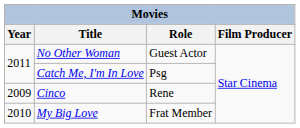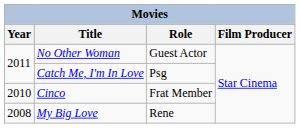(19, 93) 2009 -> (19, 93) 2010
(162, 93) Rene -> (181, 93) Frat Member
(19, 113) 2010 -> (19, 113) 2008
(181, 113) Frat Member -> (162, 113) Rene
